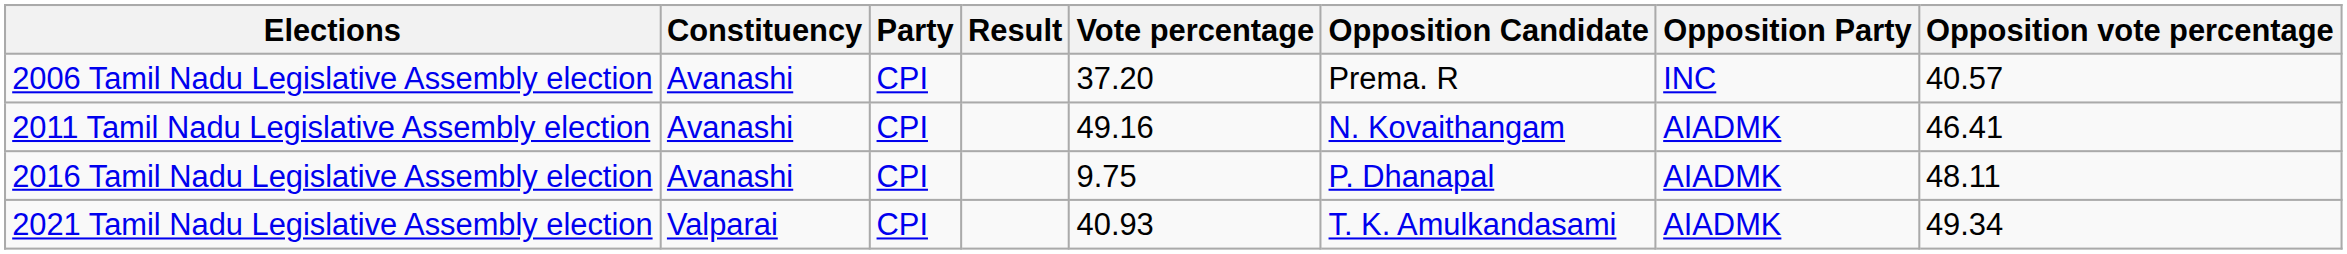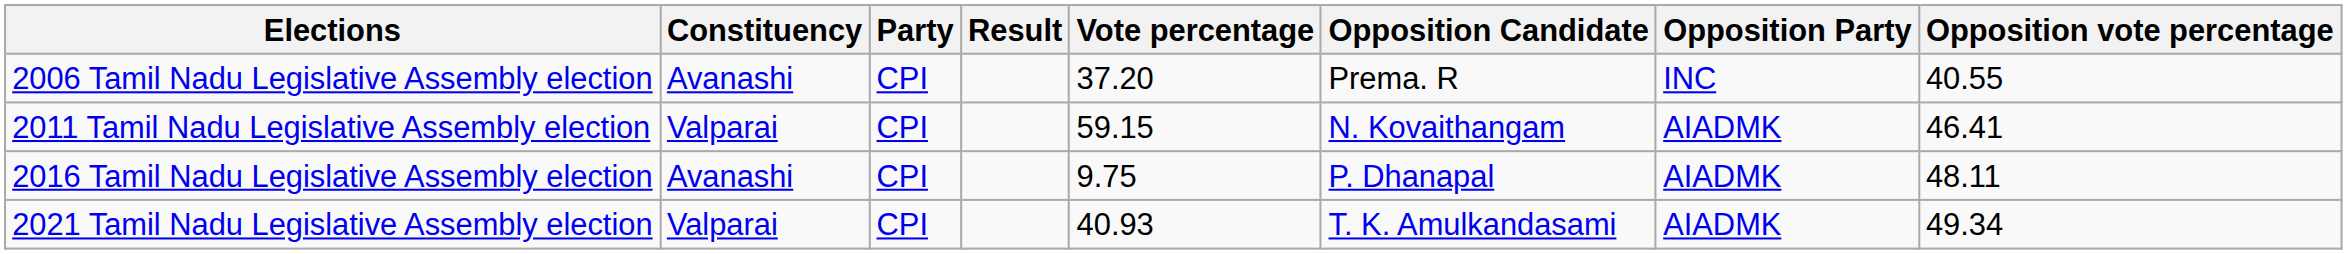(1964, 78) 40.57 -> (1964, 78) 40.55
(730, 127) Avanashi -> (722, 127) Valparai
(1115, 127) 49.16 -> (1115, 127) 59.15
